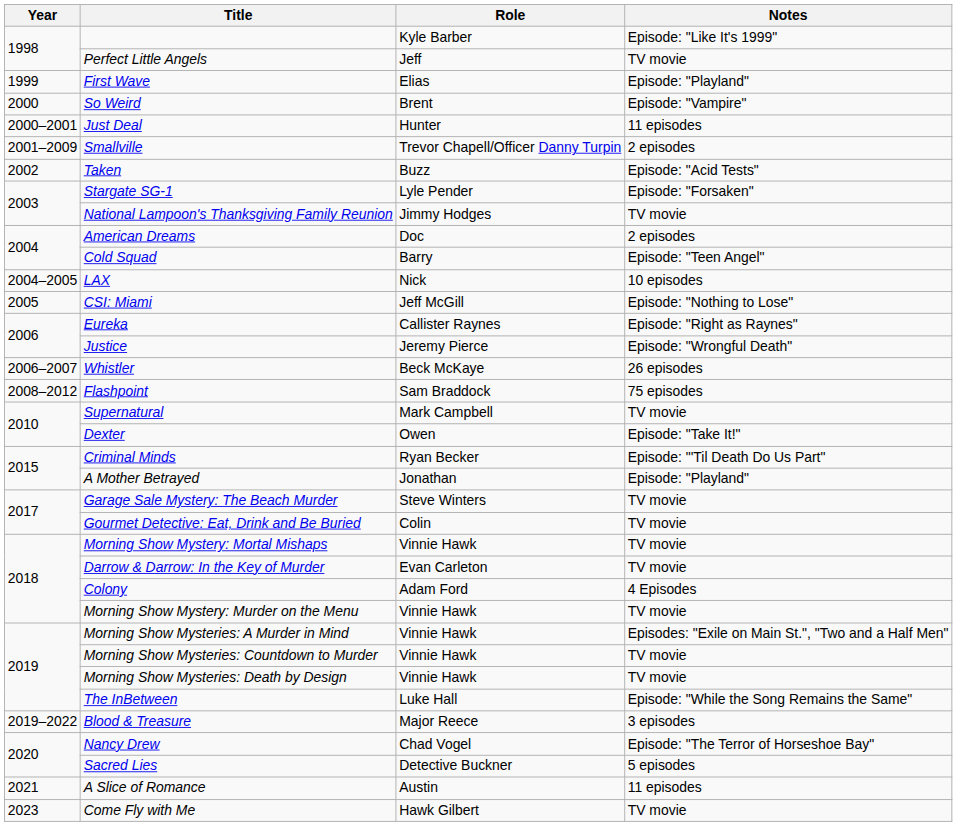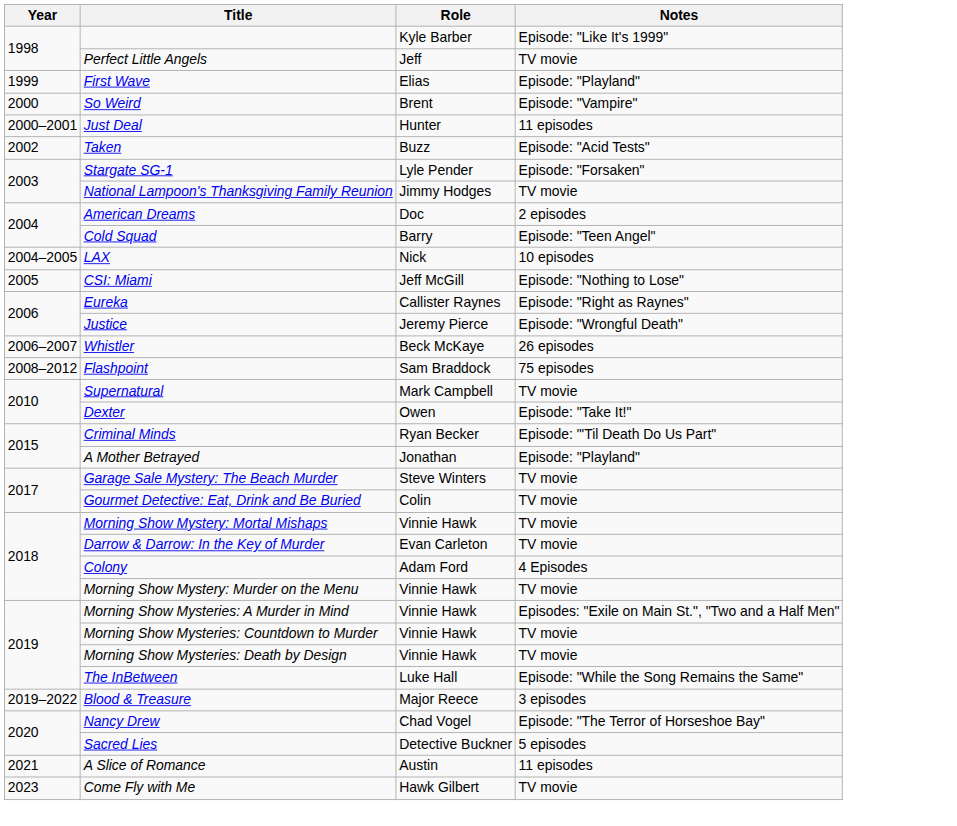- row: (113, 147)
